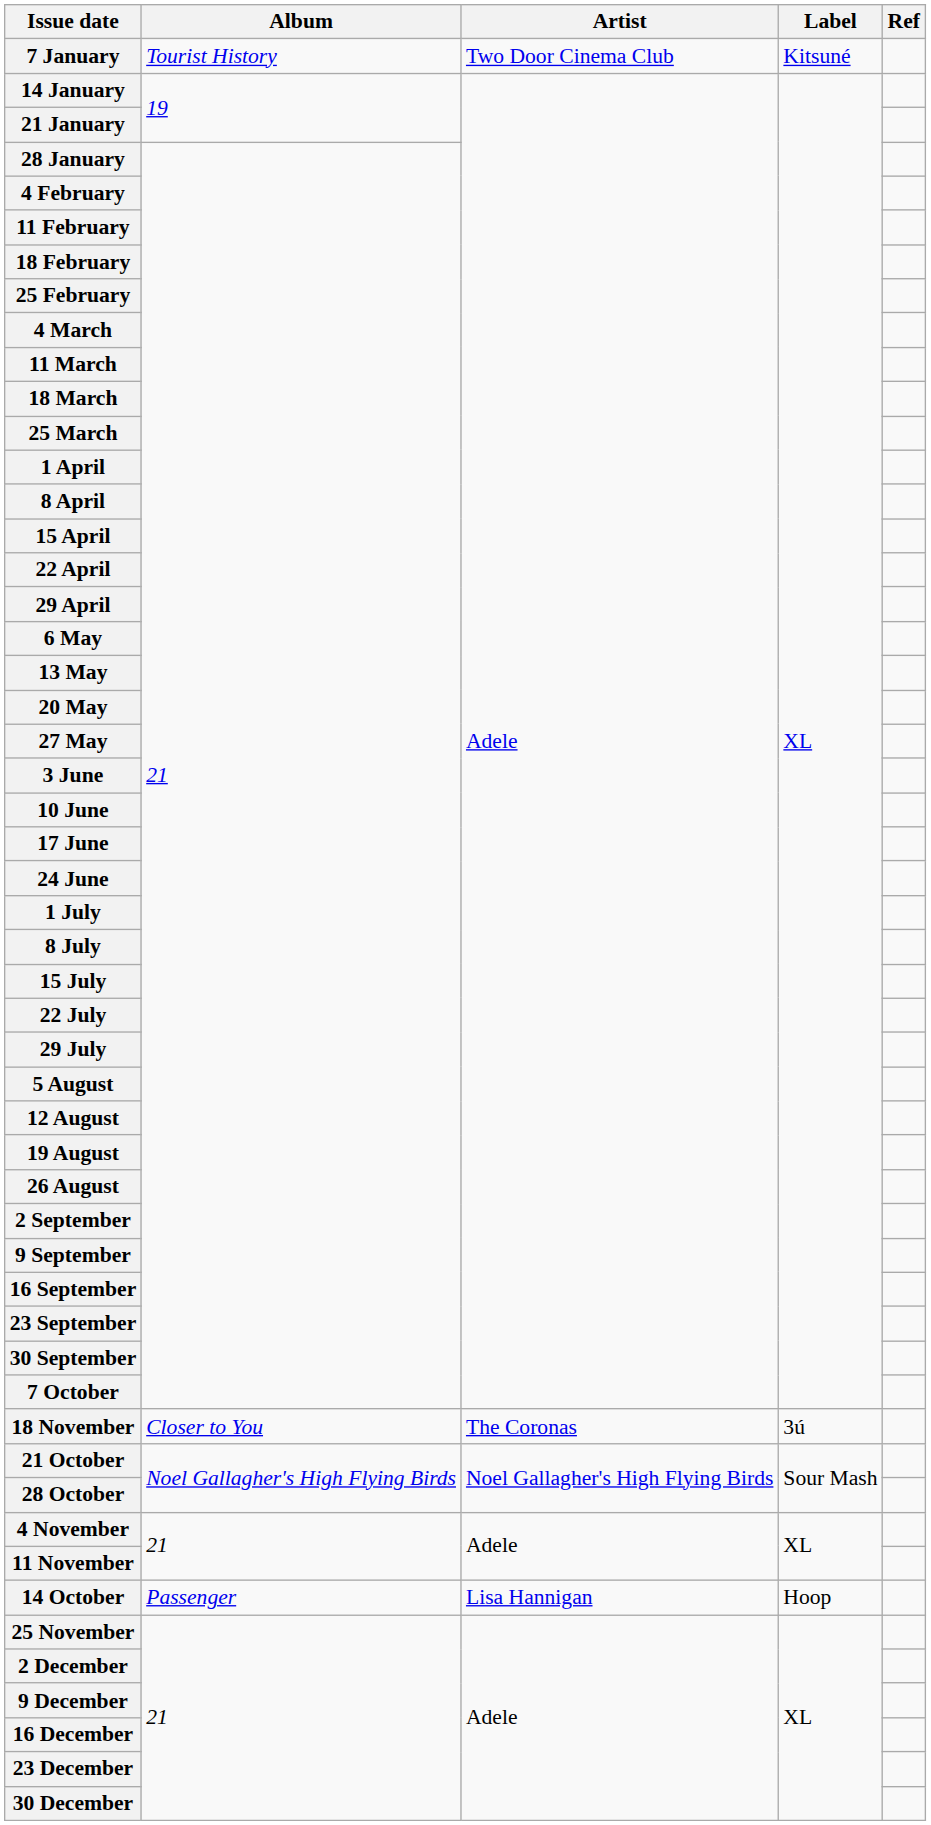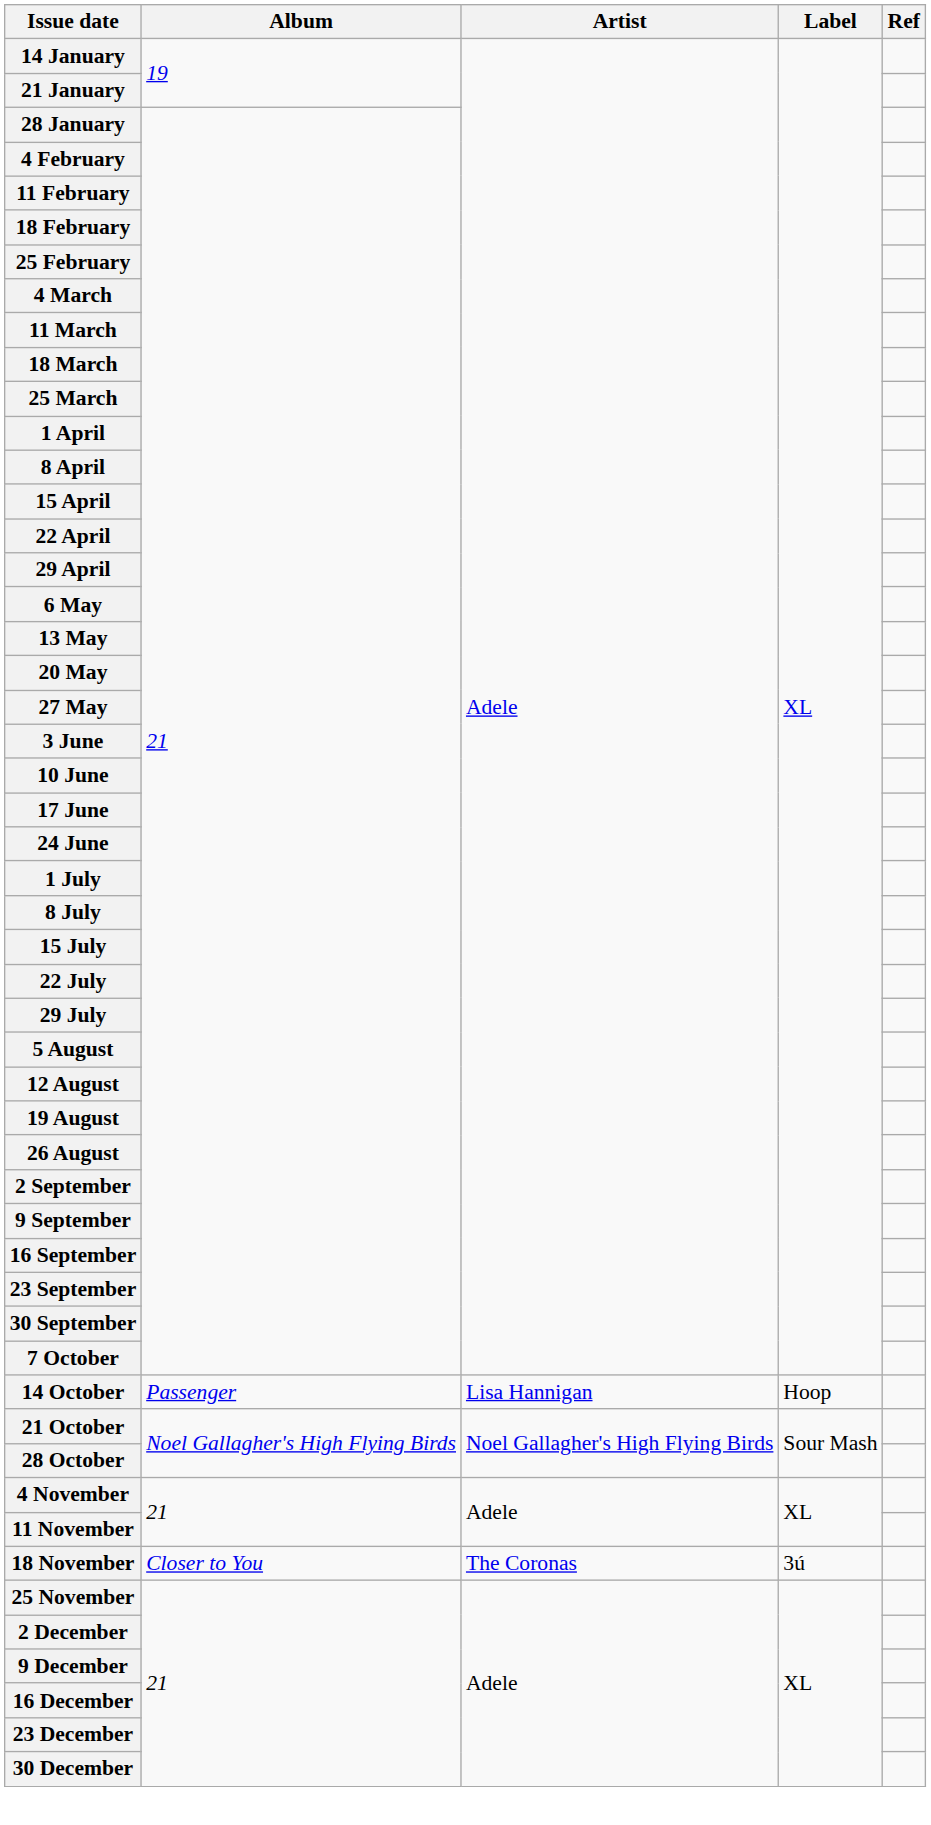- row: (73, 55)
rows swapped: (73, 1597) <-> (73, 1426)
